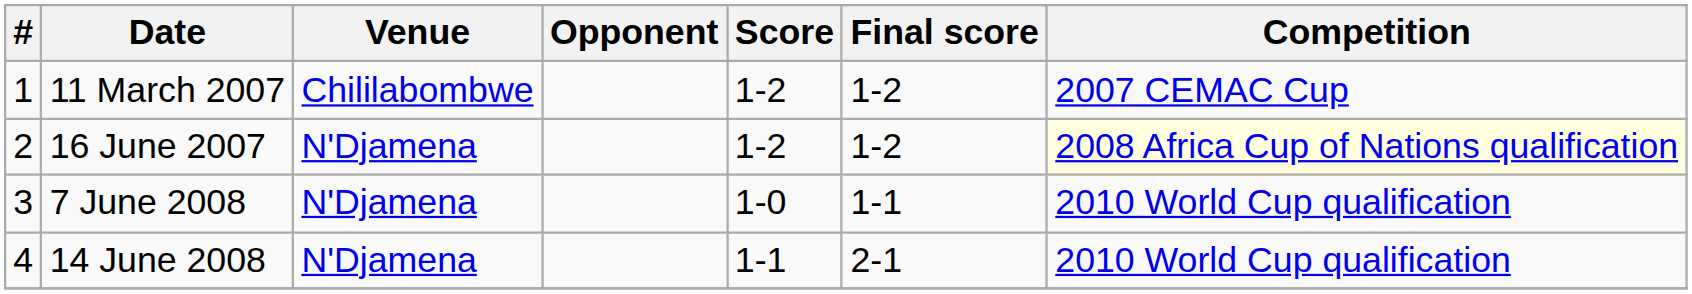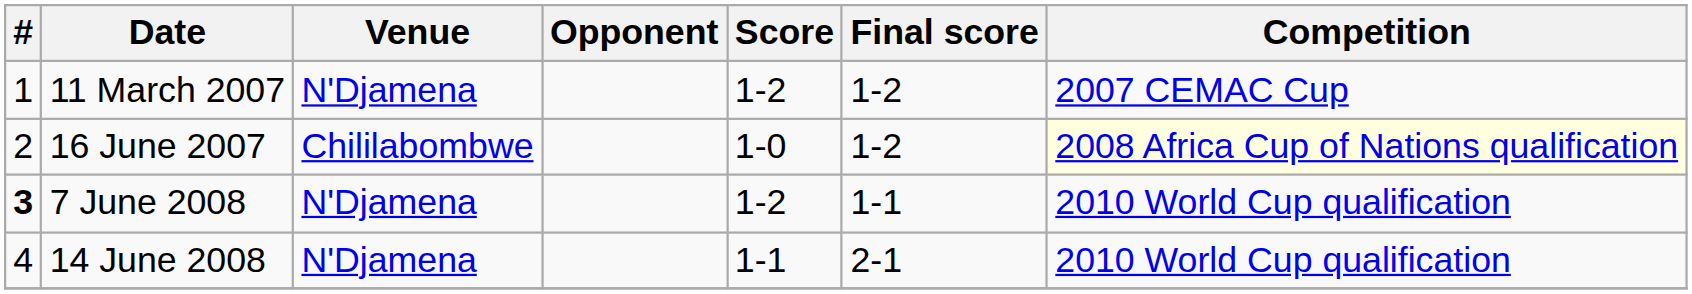(417, 89) Chililabombwe -> (389, 89) N'Djamena
(389, 145) N'Djamena -> (417, 145) Chililabombwe
(761, 145) 1-2 -> (761, 145) 1-0
(23, 202) normal -> (23, 202) bold
(761, 202) 1-0 -> (761, 202) 1-2
